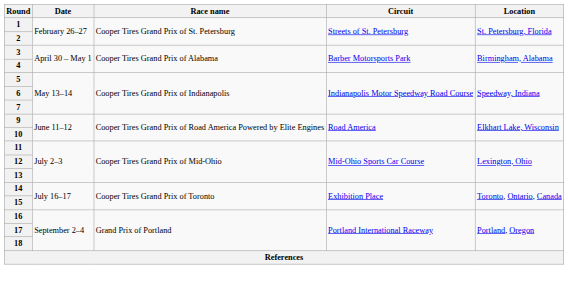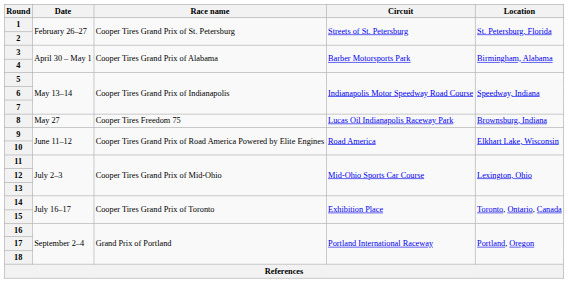+ row: (18, 120)
